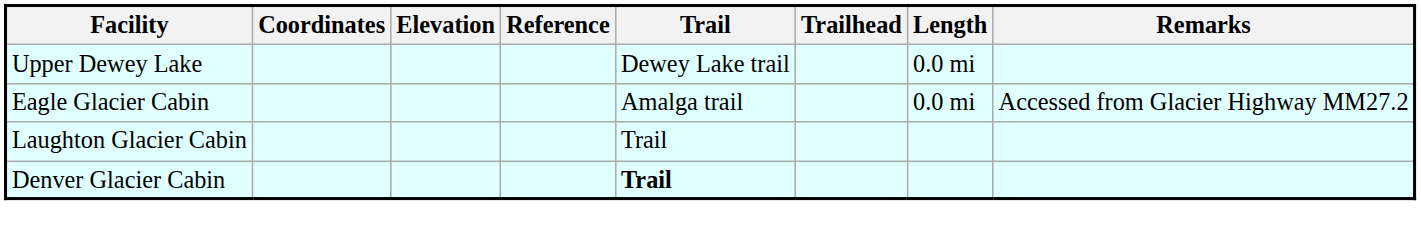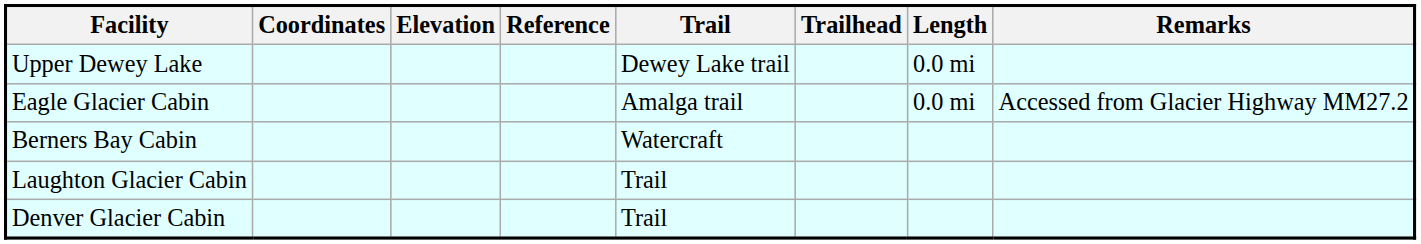+ row: (104, 141)
(646, 179) bold -> (644, 218) normal
